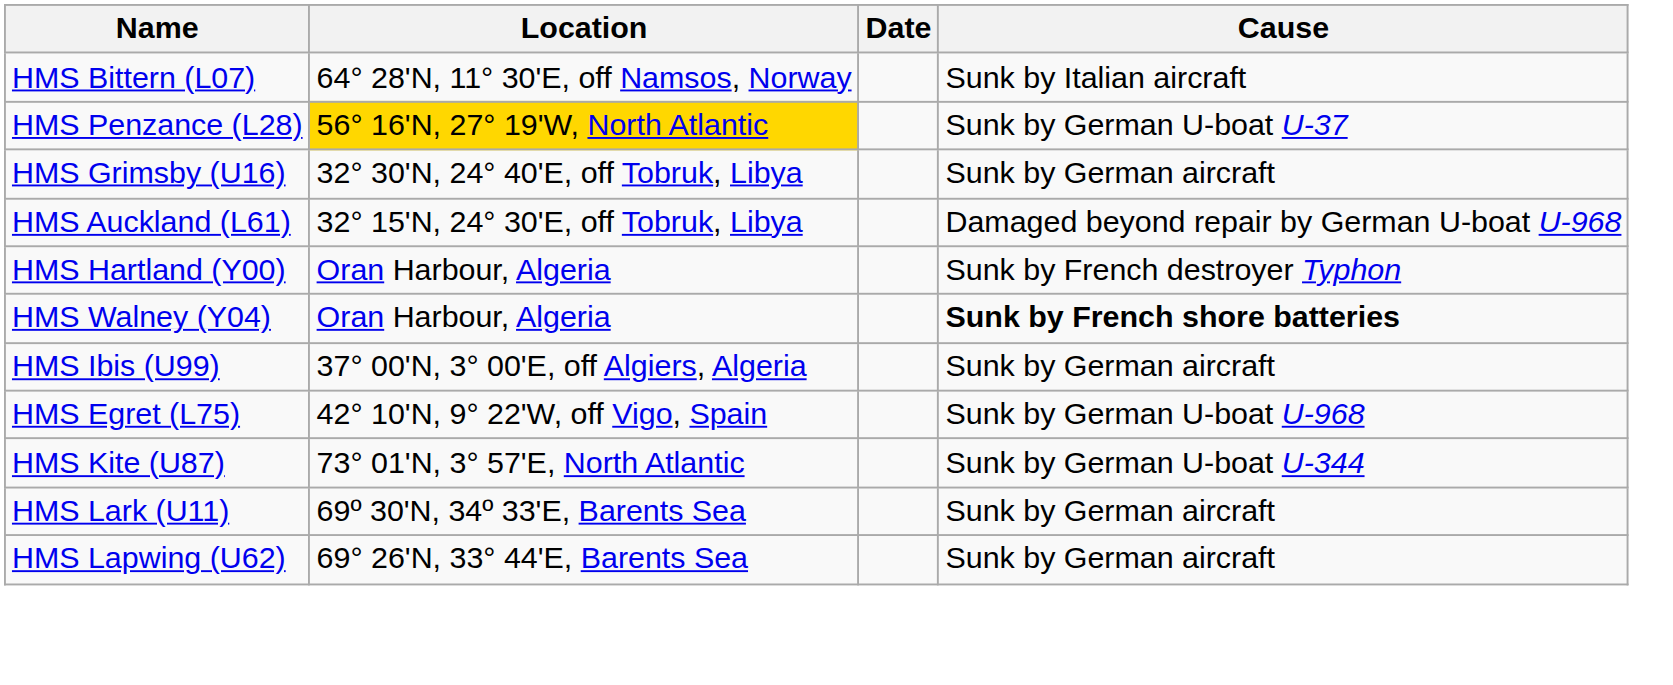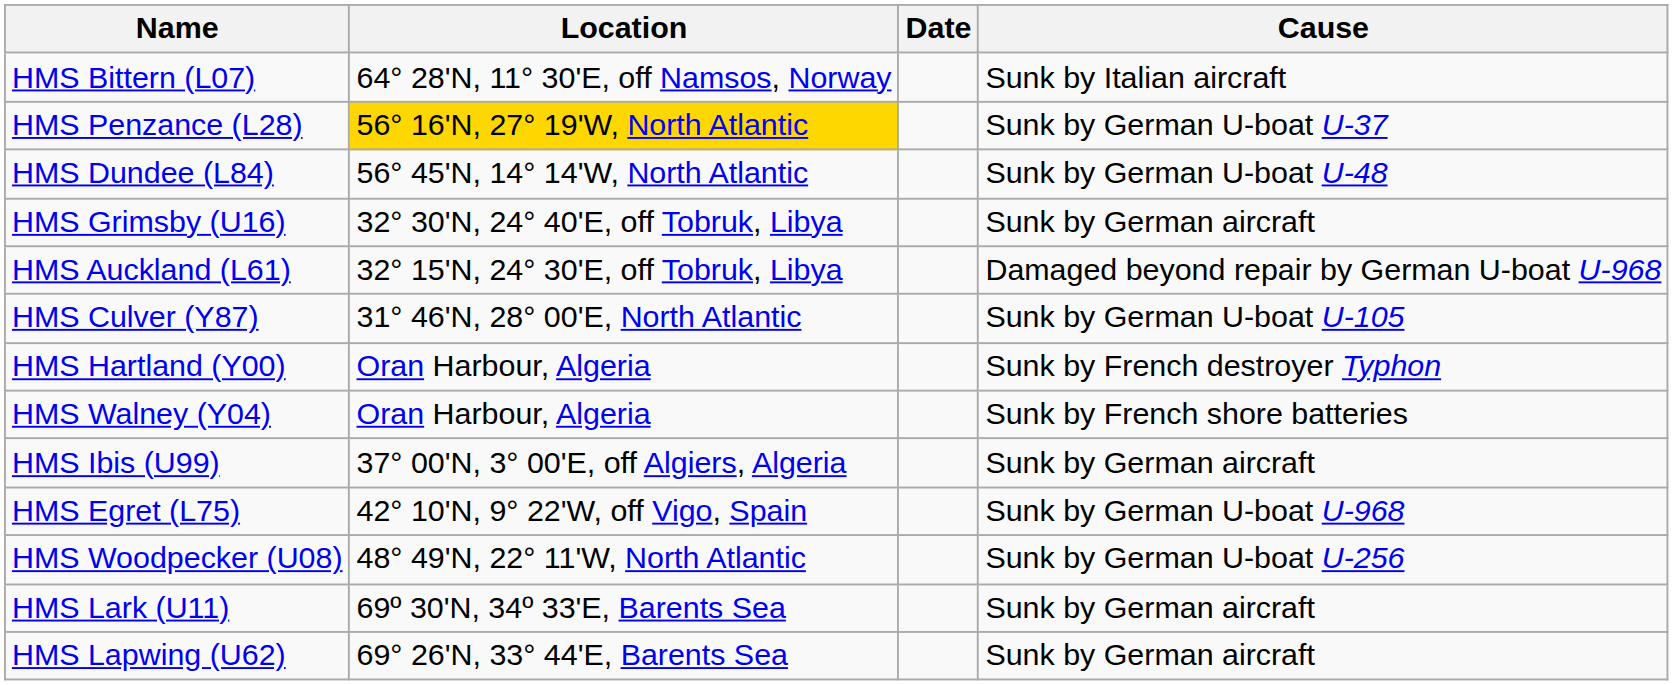+ row: (143, 173)
+ row: (135, 317)
(1173, 317) bold -> (1197, 414) normal
+ row: (177, 558)
- row: (118, 462)
